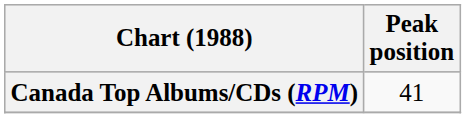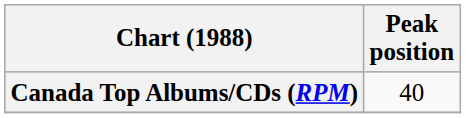(412, 91) 41 -> (412, 91) 40
